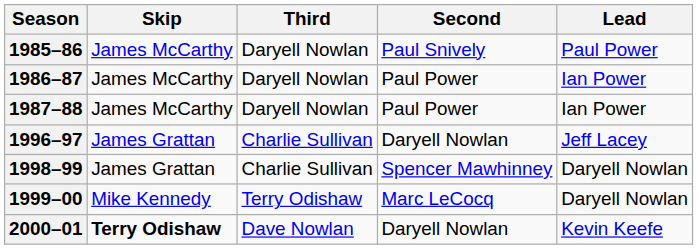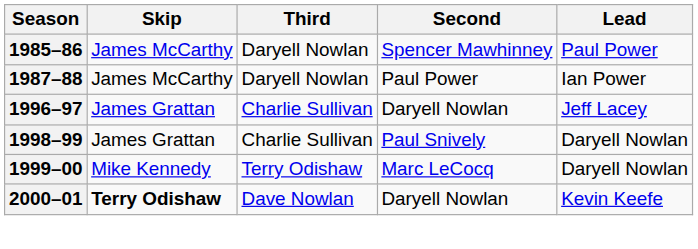(433, 49) Paul Snively -> (467, 49) Spencer Mawhinney
- row: (46, 79)
(467, 169) Spencer Mawhinney -> (433, 139) Paul Snively
